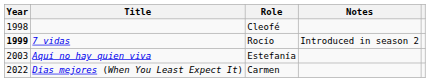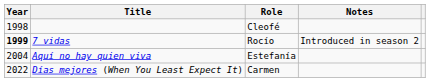(17, 56) 2003 -> (17, 56) 2004
